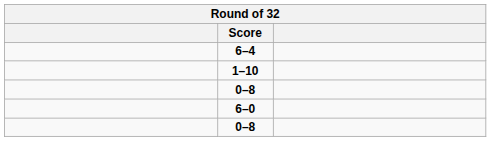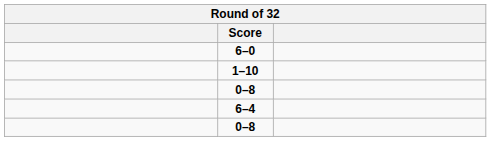rows swapped: (111, 52) <-> (111, 109)
